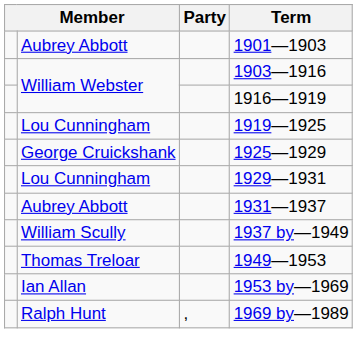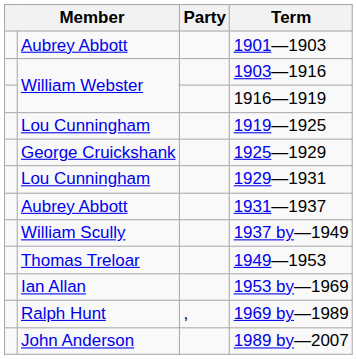+ row: (291, 340)
